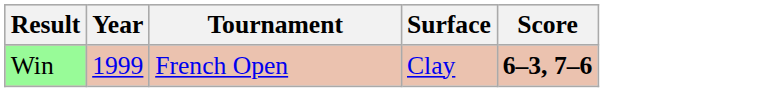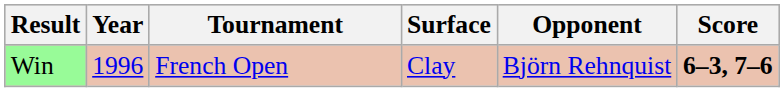+ column: (587, 24)
(118, 65) 1999 -> (118, 65) 1996
